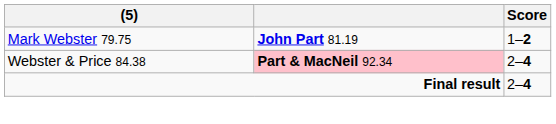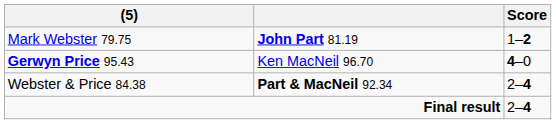+ row: (71, 61)
(325, 61) pink background -> (325, 84) no background
